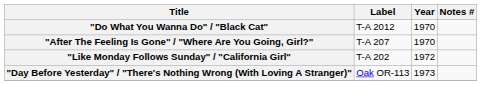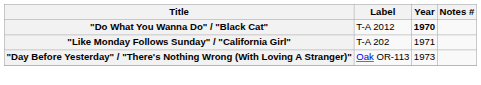(424, 27) normal -> (424, 27) bold
- row: (179, 42)
(424, 57) 1972 -> (424, 42) 1971
